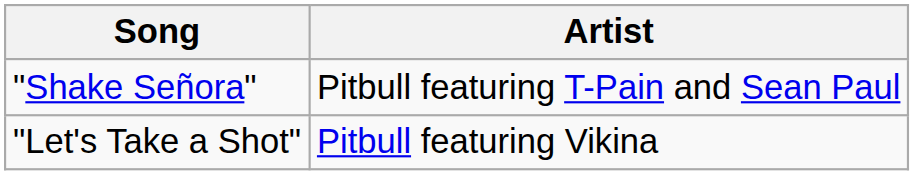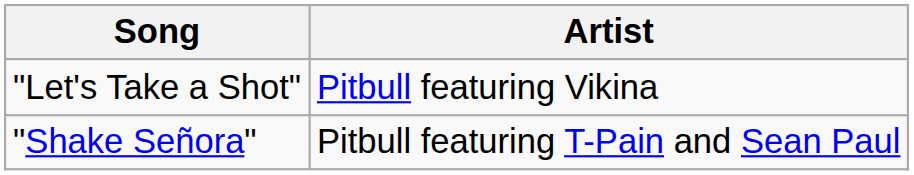rows swapped: (157, 141) <-> (135, 86)
